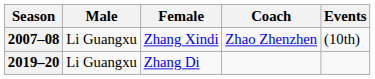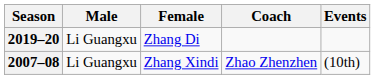rows swapped: (34, 39) <-> (34, 62)
